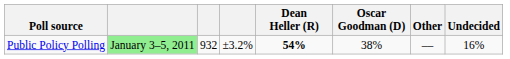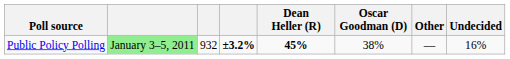(238, 44) normal -> (239, 44) bold
(294, 44) 54% -> (296, 44) 45%
